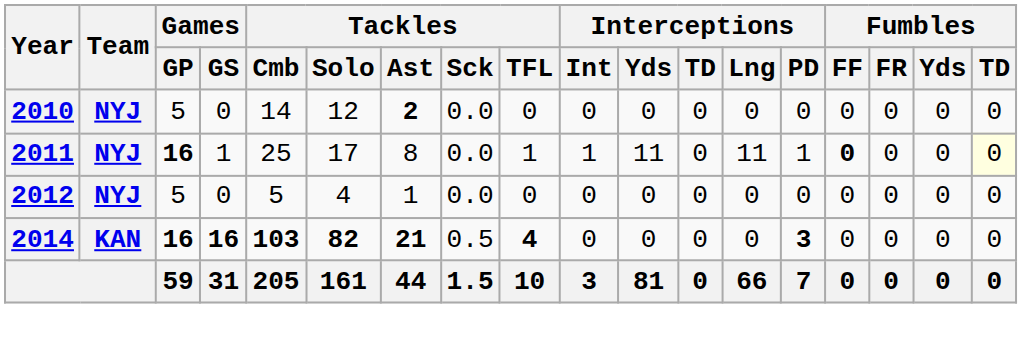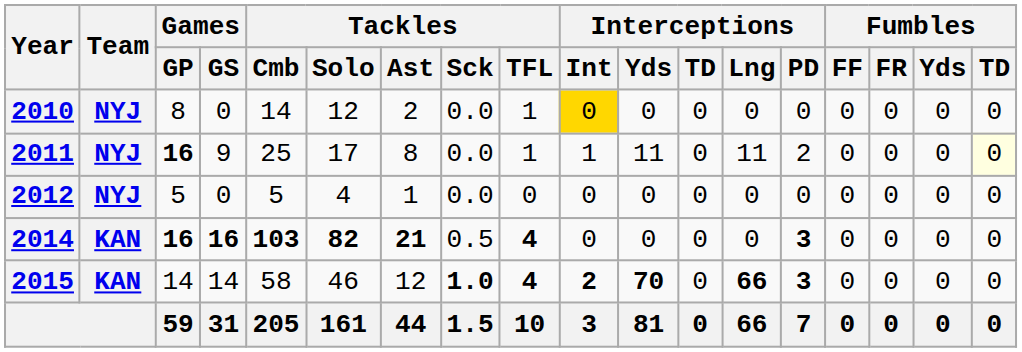(178, 111) 5 -> (178, 111) 8
(411, 111) bold -> (411, 111) normal
(530, 111) 0 -> (530, 111) 1
(589, 111) no background -> (589, 111) gold background
(223, 154) 1 -> (223, 154) 9
(804, 154) 1 -> (804, 154) 2
(847, 154) bold -> (847, 154) normal
+ row: (43, 282)
